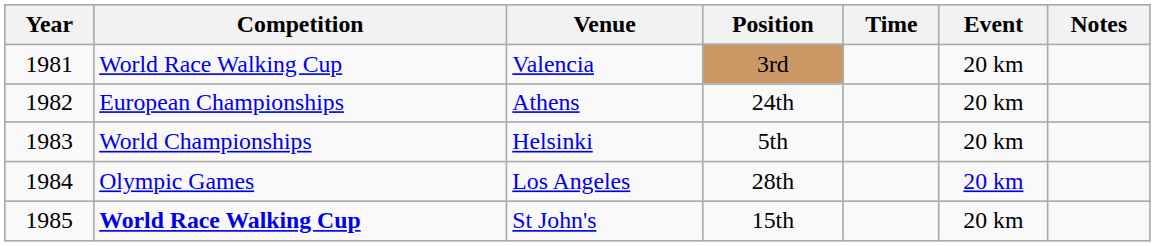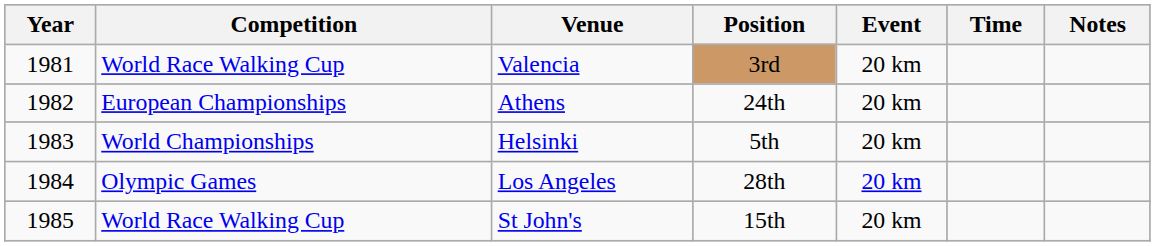columns swapped: (993, 24) <-> (891, 24)
(230, 220) bold -> (223, 220) normal
